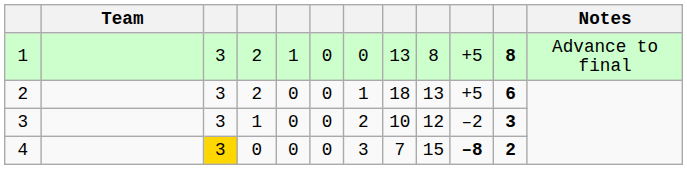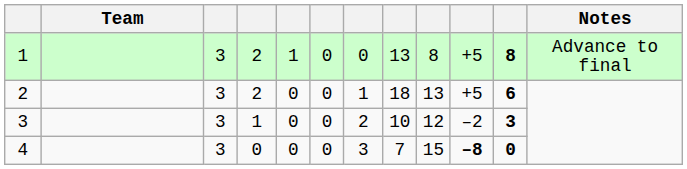(220, 150) gold background -> (220, 150) no background
(511, 150) 2 -> (511, 150) 0
